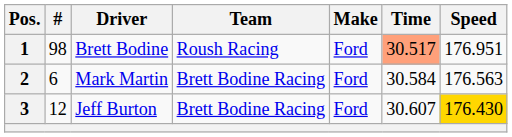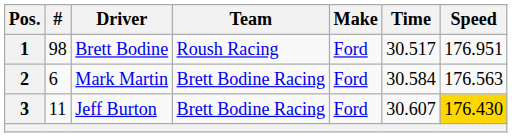(411, 49) lightsalmon background -> (411, 49) no background
(58, 109) 12 -> (58, 109) 11
